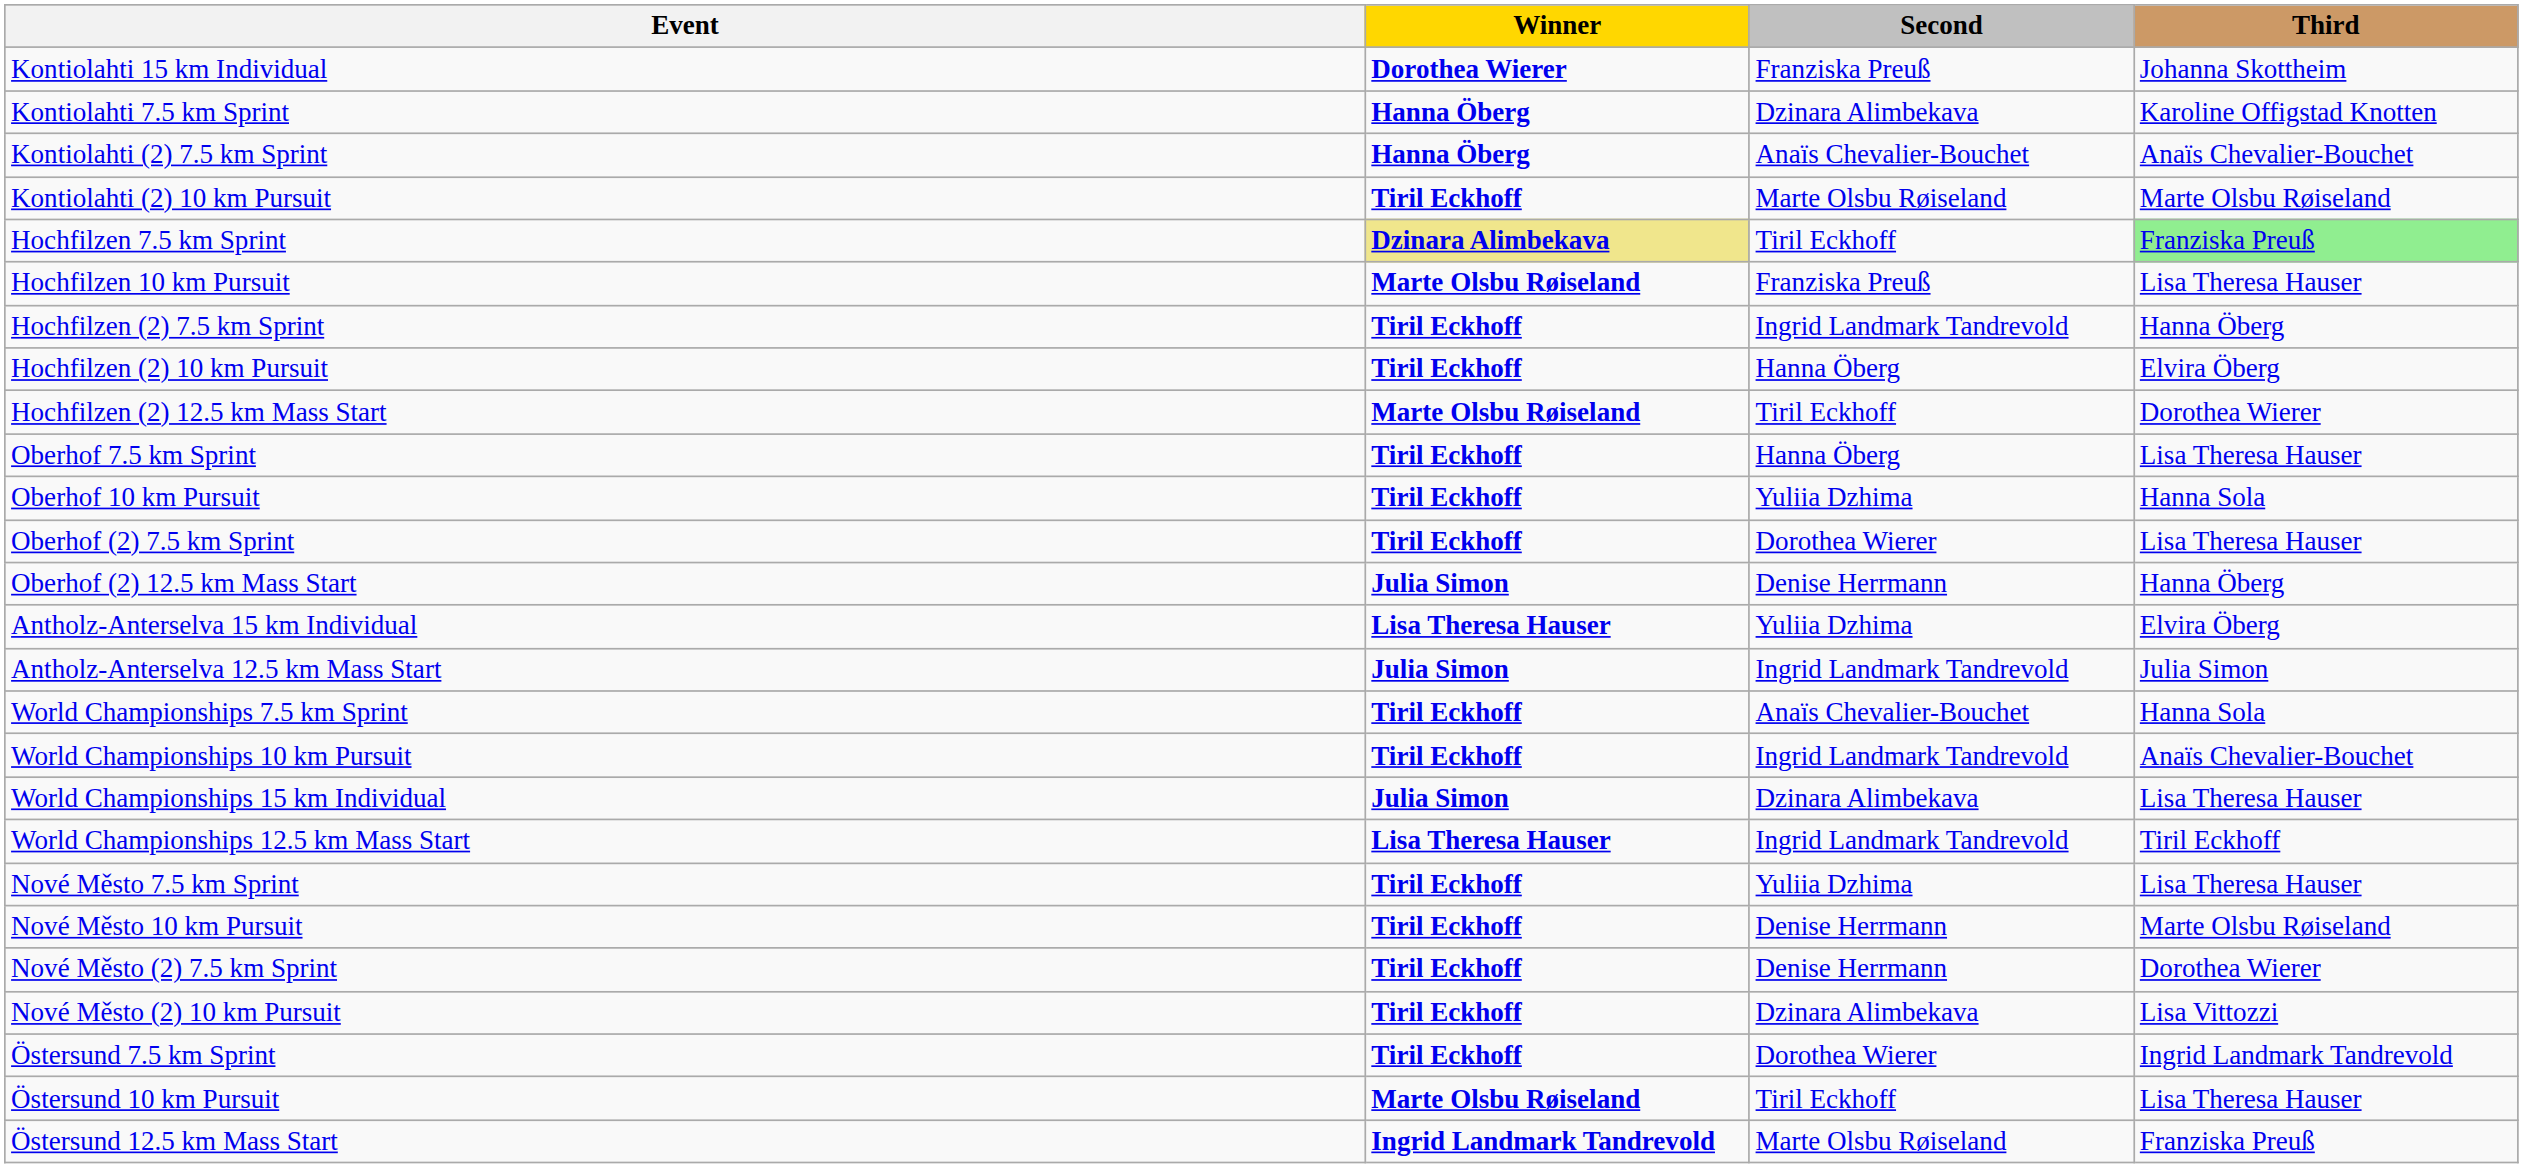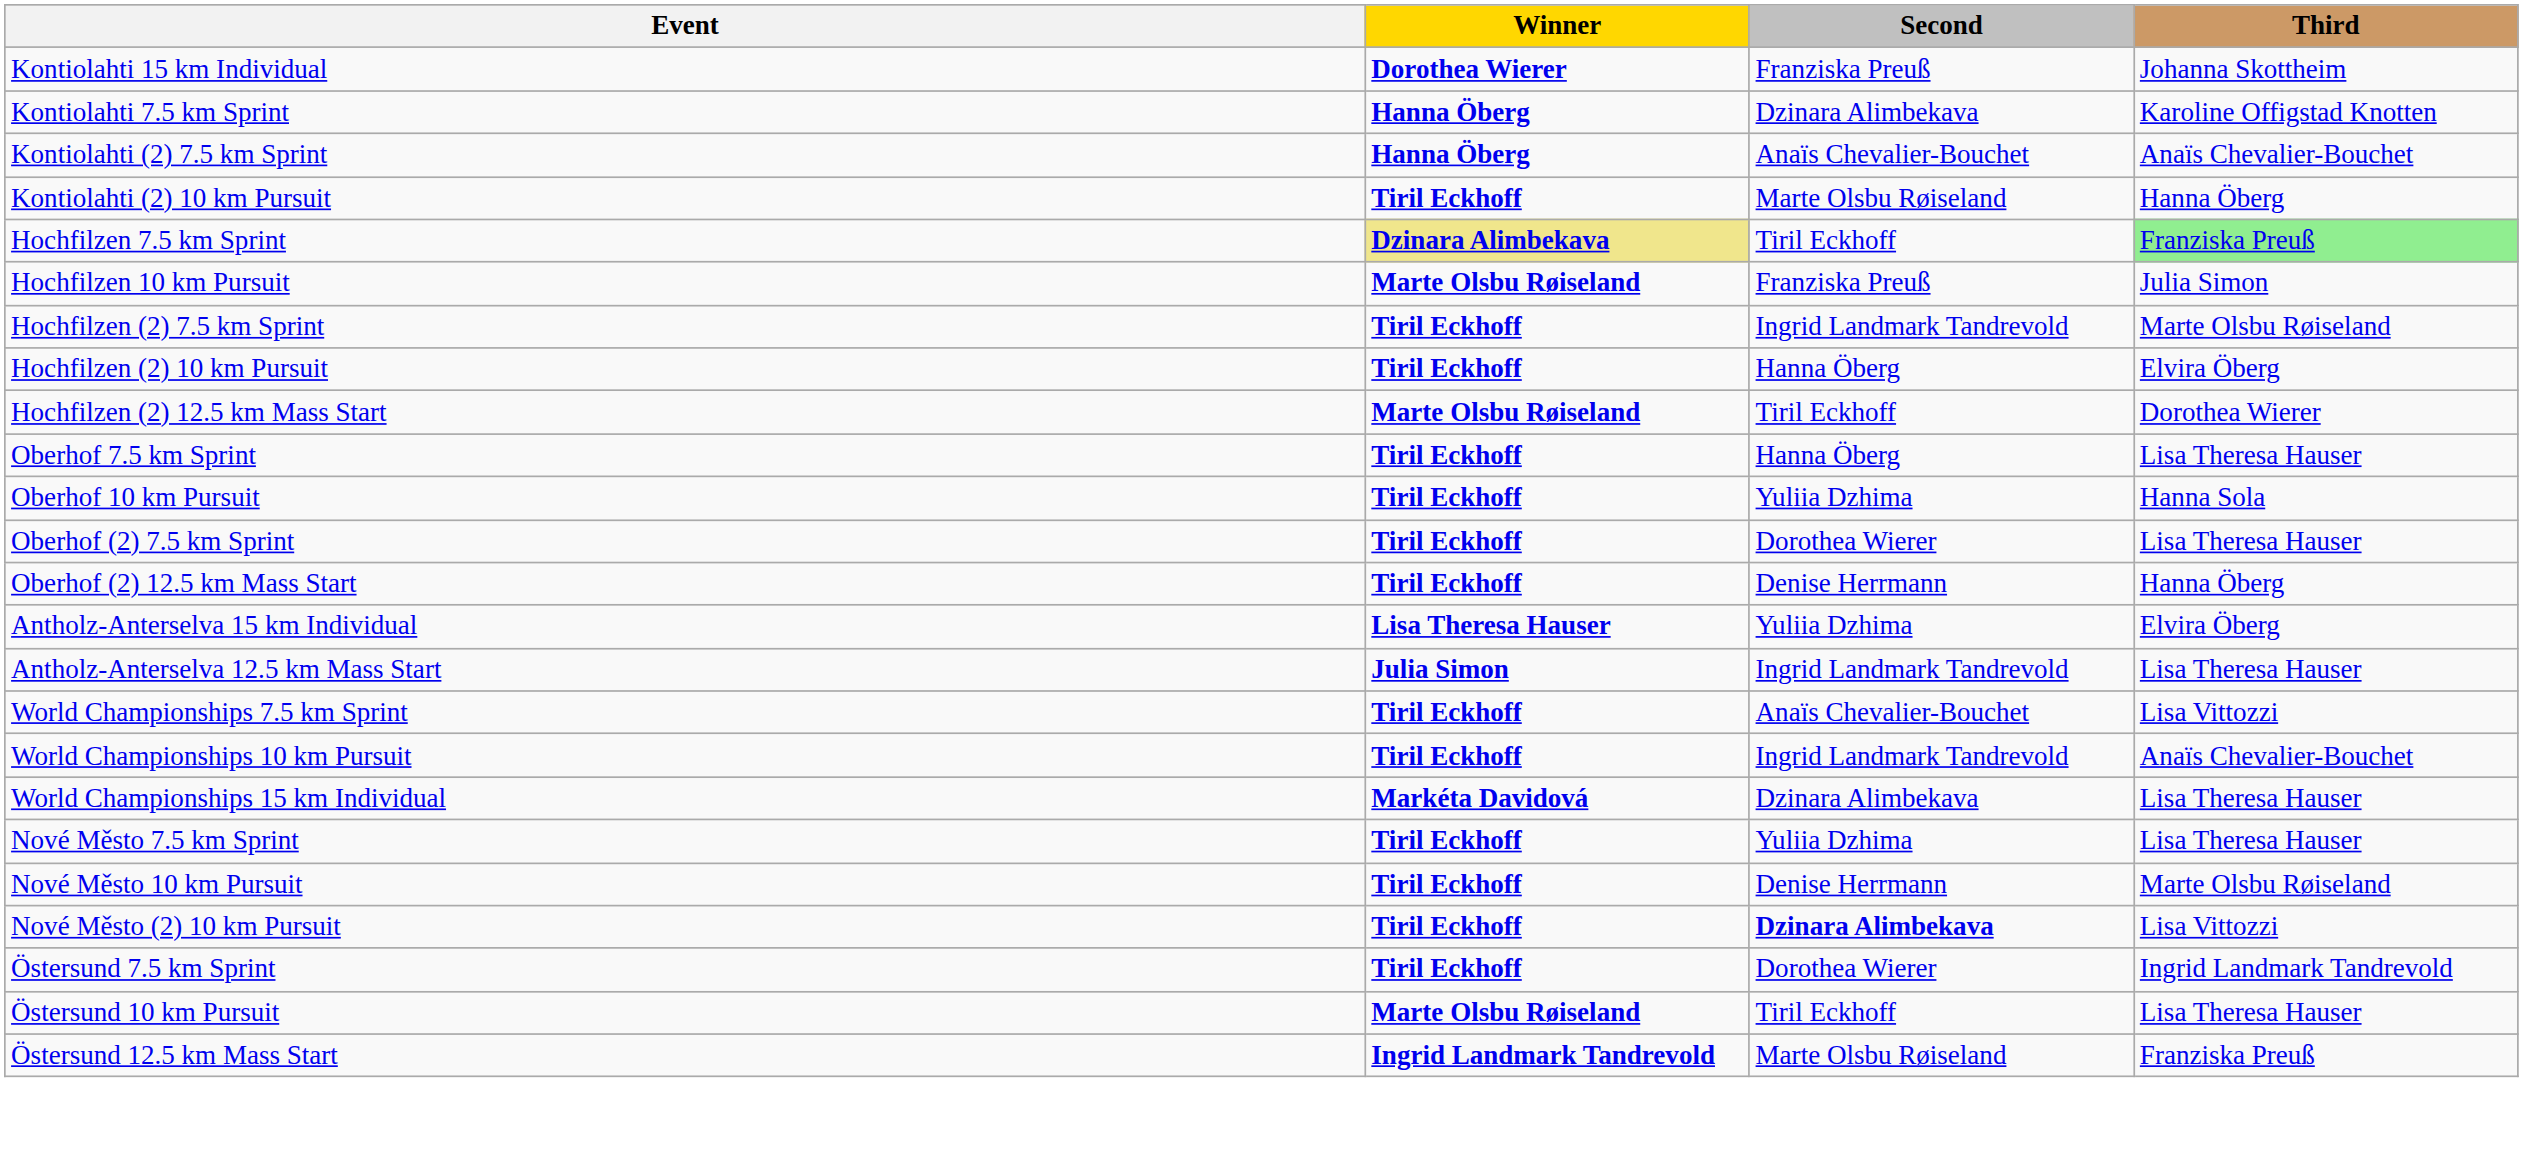(2265, 197) Marte Olsbu Røiseland -> (2212, 197) Hanna Öberg
(2251, 283) Lisa Theresa Hauser -> (2204, 283) Julia Simon
(2212, 326) Hanna Öberg -> (2265, 326) Marte Olsbu Røiseland
(1440, 583) Julia Simon -> (1447, 583) Tiril Eckhoff
(2204, 669) Julia Simon -> (2251, 669) Lisa Theresa Hauser
(2203, 712) Hanna Sola -> (2209, 712) Lisa Vittozzi
(1440, 797) Julia Simon -> (1480, 797) Markéta Davidová
- row: (241, 840)
- row: (174, 969)
(1867, 1012) normal -> (1875, 926) bold
